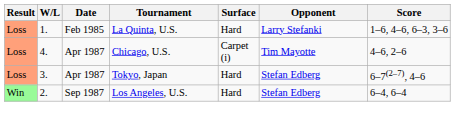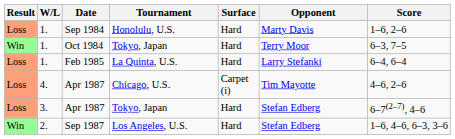+ row: (84, 29)
+ row: (84, 45)
(409, 29) 1–6, 4–6, 6–3, 3–6 -> (388, 62) 6–4, 6–4
(388, 93) 6–4, 6–4 -> (409, 126) 1–6, 4–6, 6–3, 3–6
